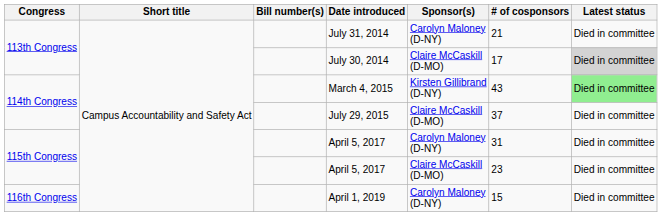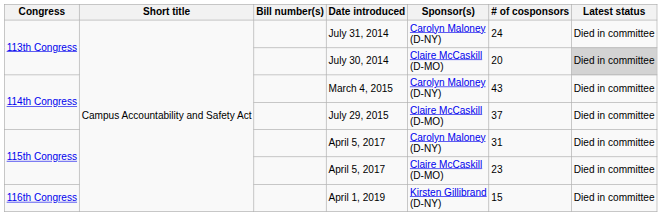(497, 34) 21 -> (497, 34) 24
(497, 61) 17 -> (497, 61) 20
(448, 88) Kirsten Gillibrand (D-NY) -> (448, 88) Carolyn Maloney (D-NY)
(614, 88) lightgreen background -> (614, 88) no background
(448, 198) Carolyn Maloney (D-NY) -> (448, 198) Kirsten Gillibrand (D-NY)
